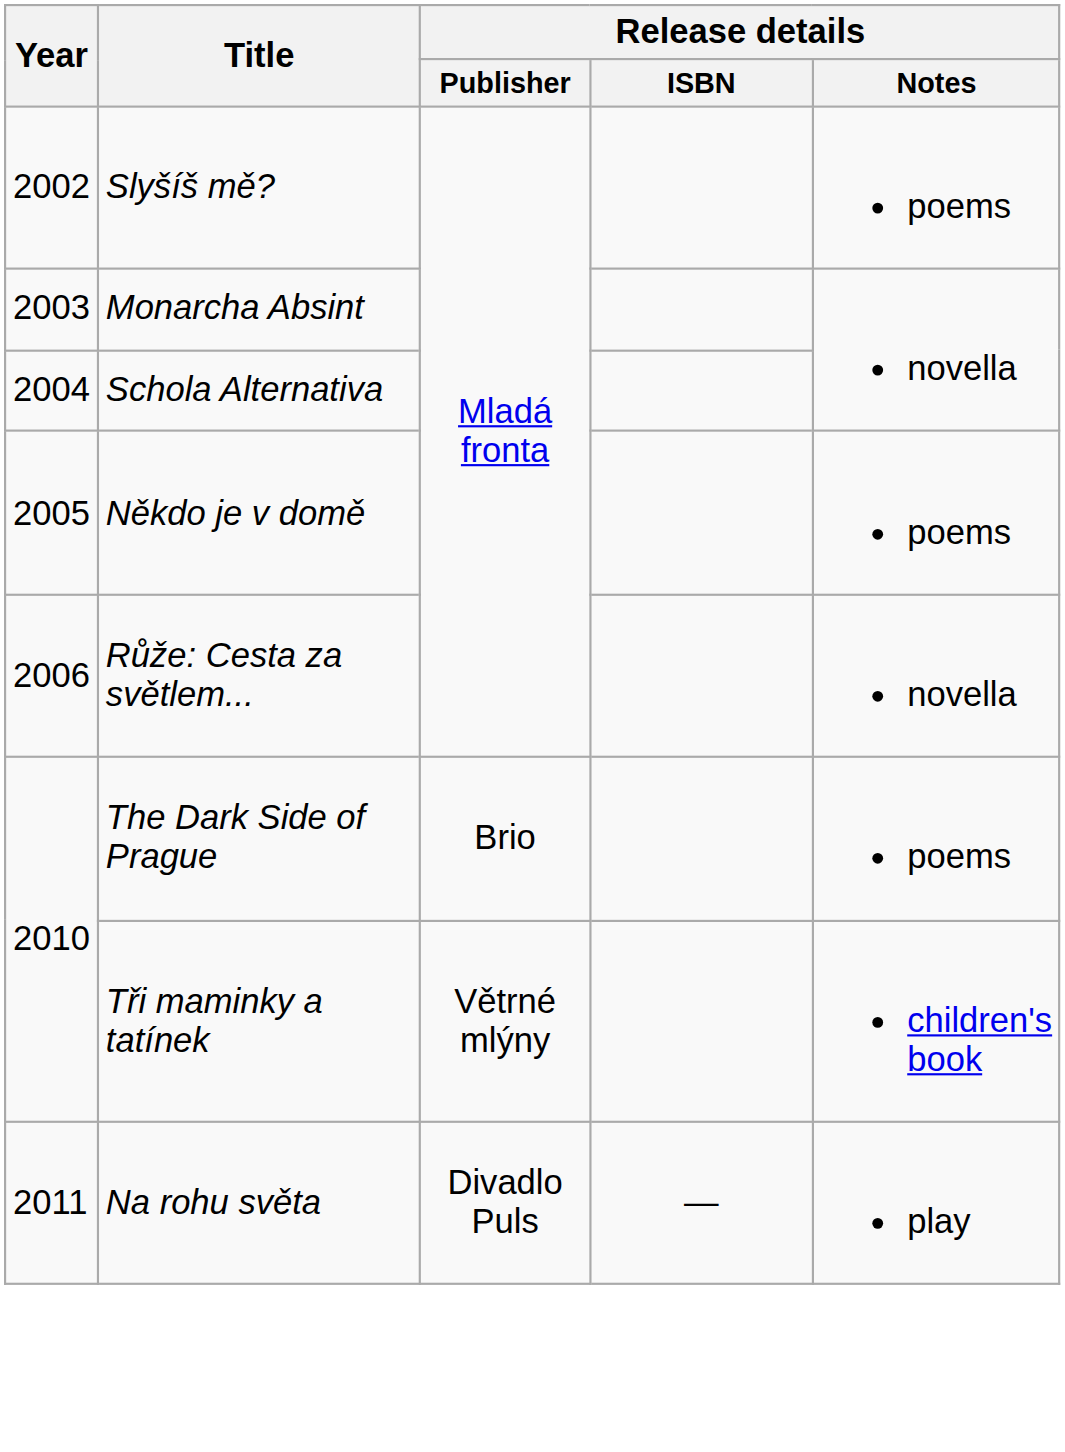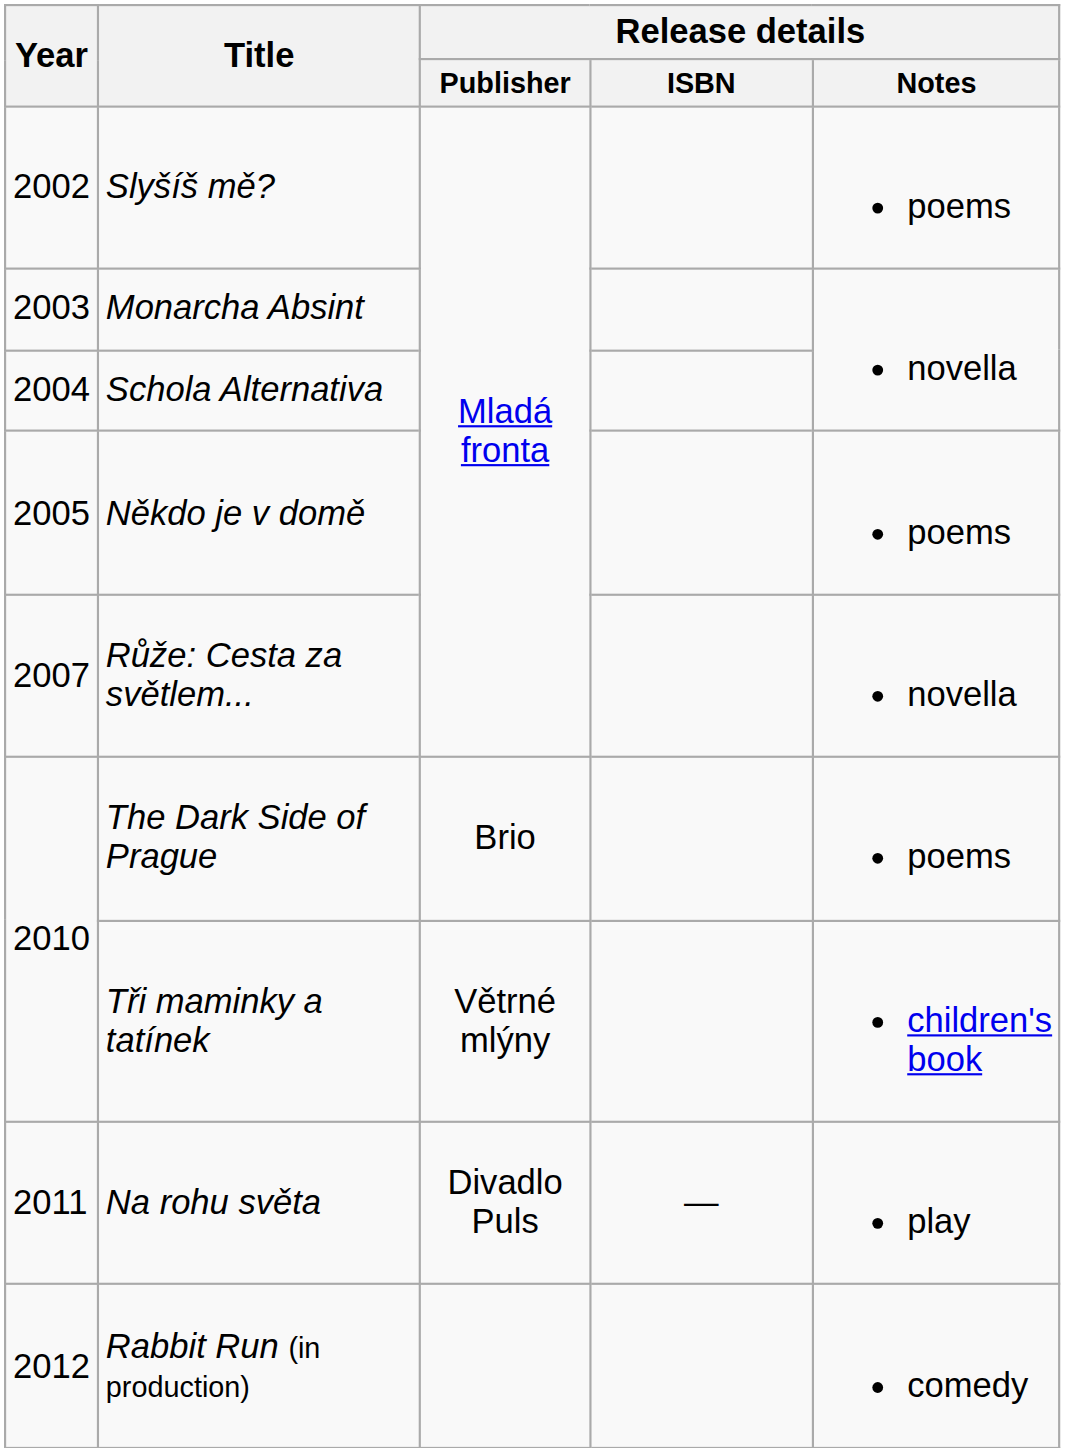(51, 675) 2006 -> (51, 675) 2007
+ row: (213, 1365)
